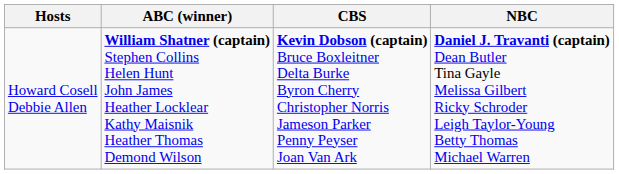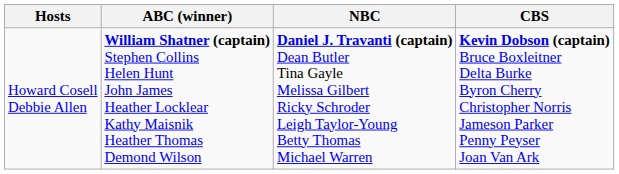columns swapped: (352, 16) <-> (522, 16)
